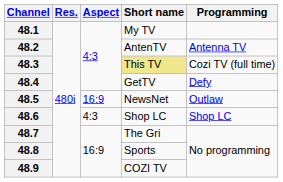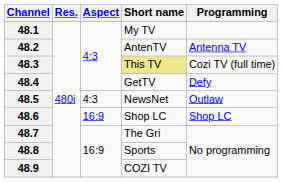(93, 99) 16:9 -> (90, 99) 4:3
(90, 116) 4:3 -> (93, 116) 16:9
